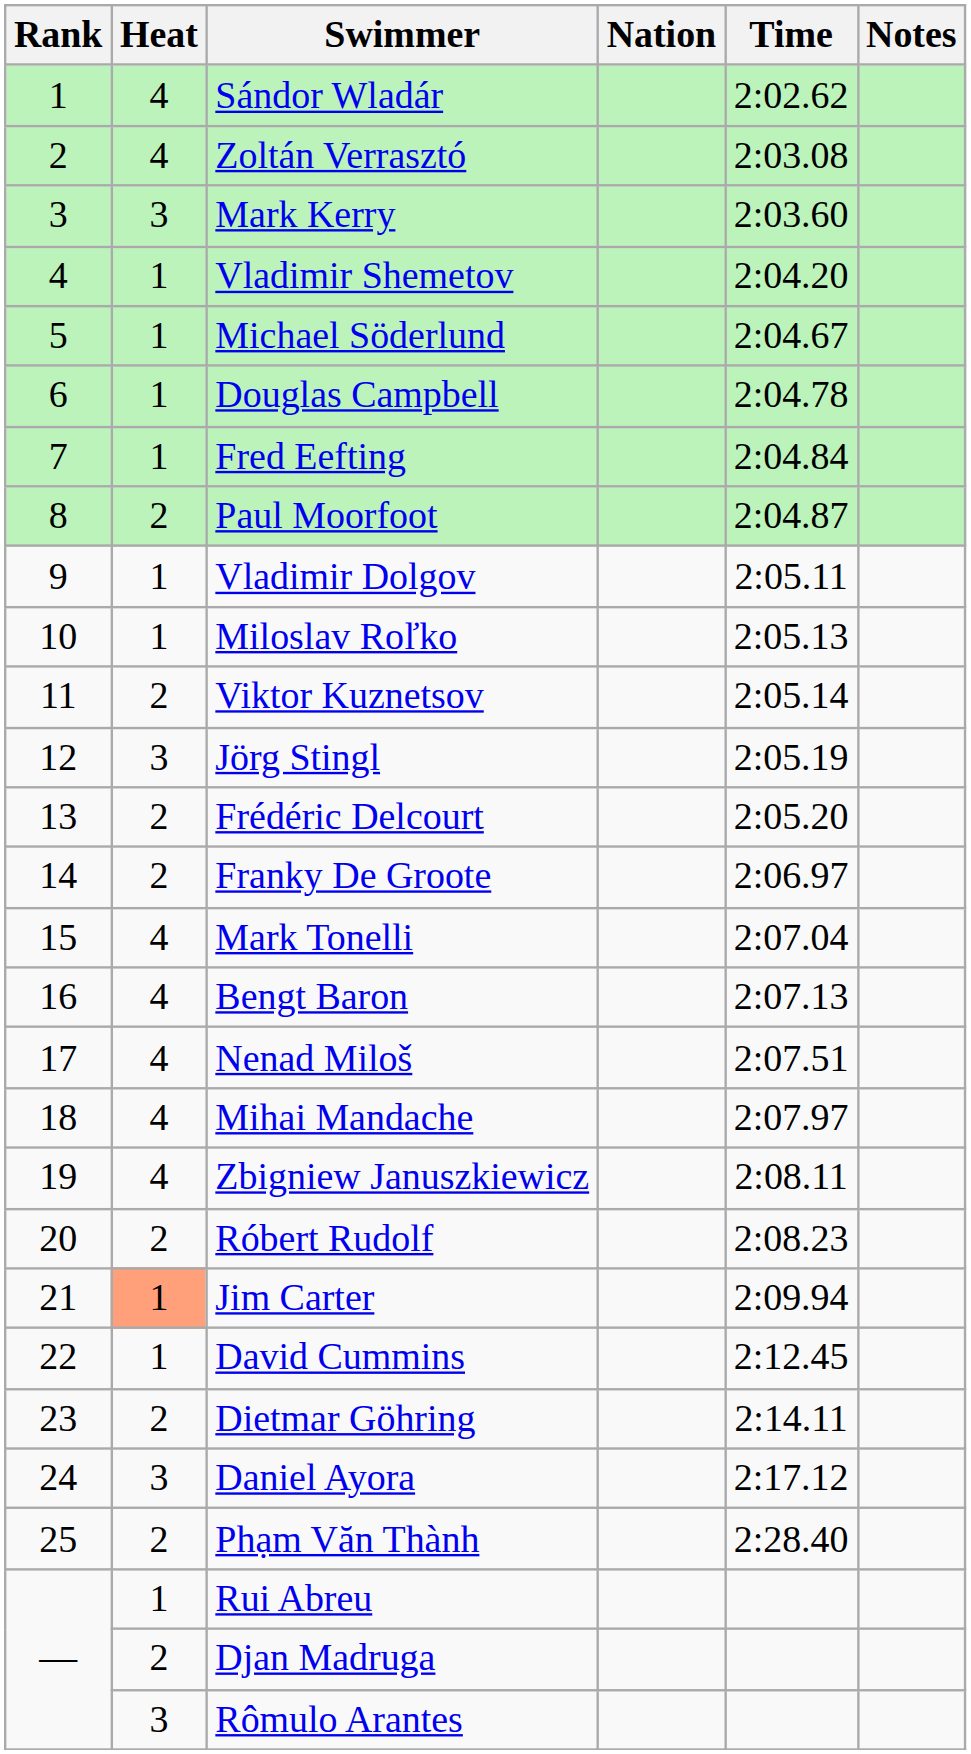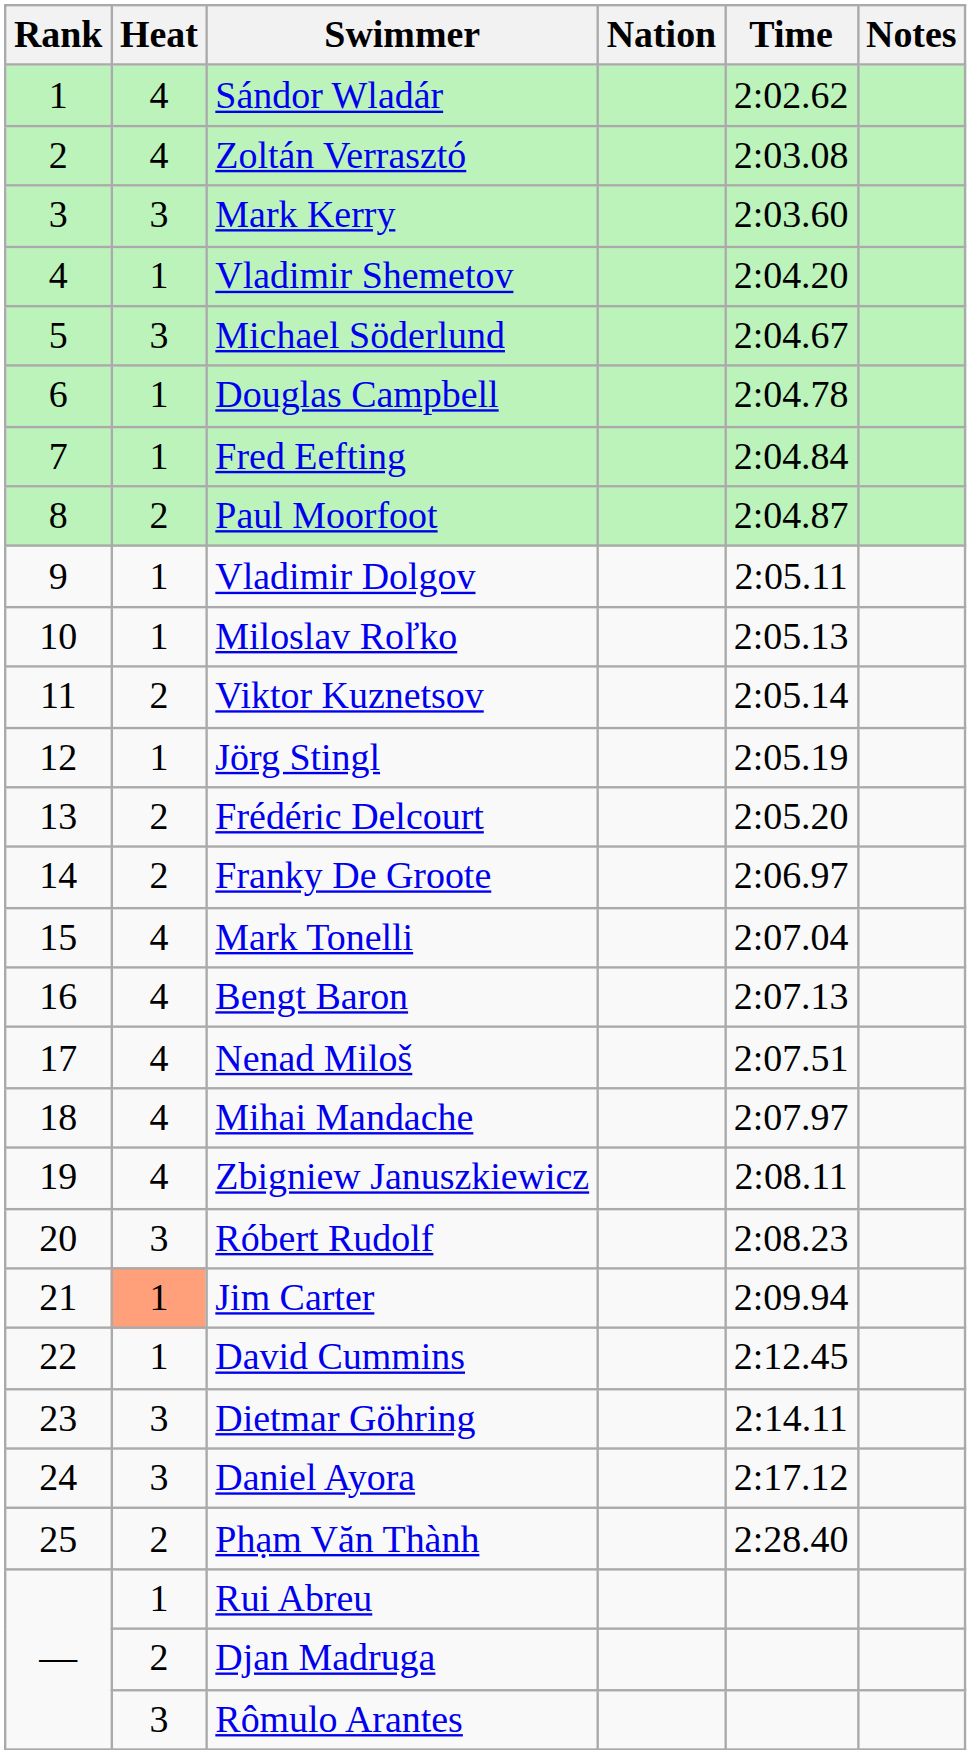(159, 335) 1 -> (159, 335) 3
(159, 756) 3 -> (159, 756) 1
(159, 1237) 2 -> (159, 1237) 3
(159, 1417) 2 -> (159, 1417) 3
